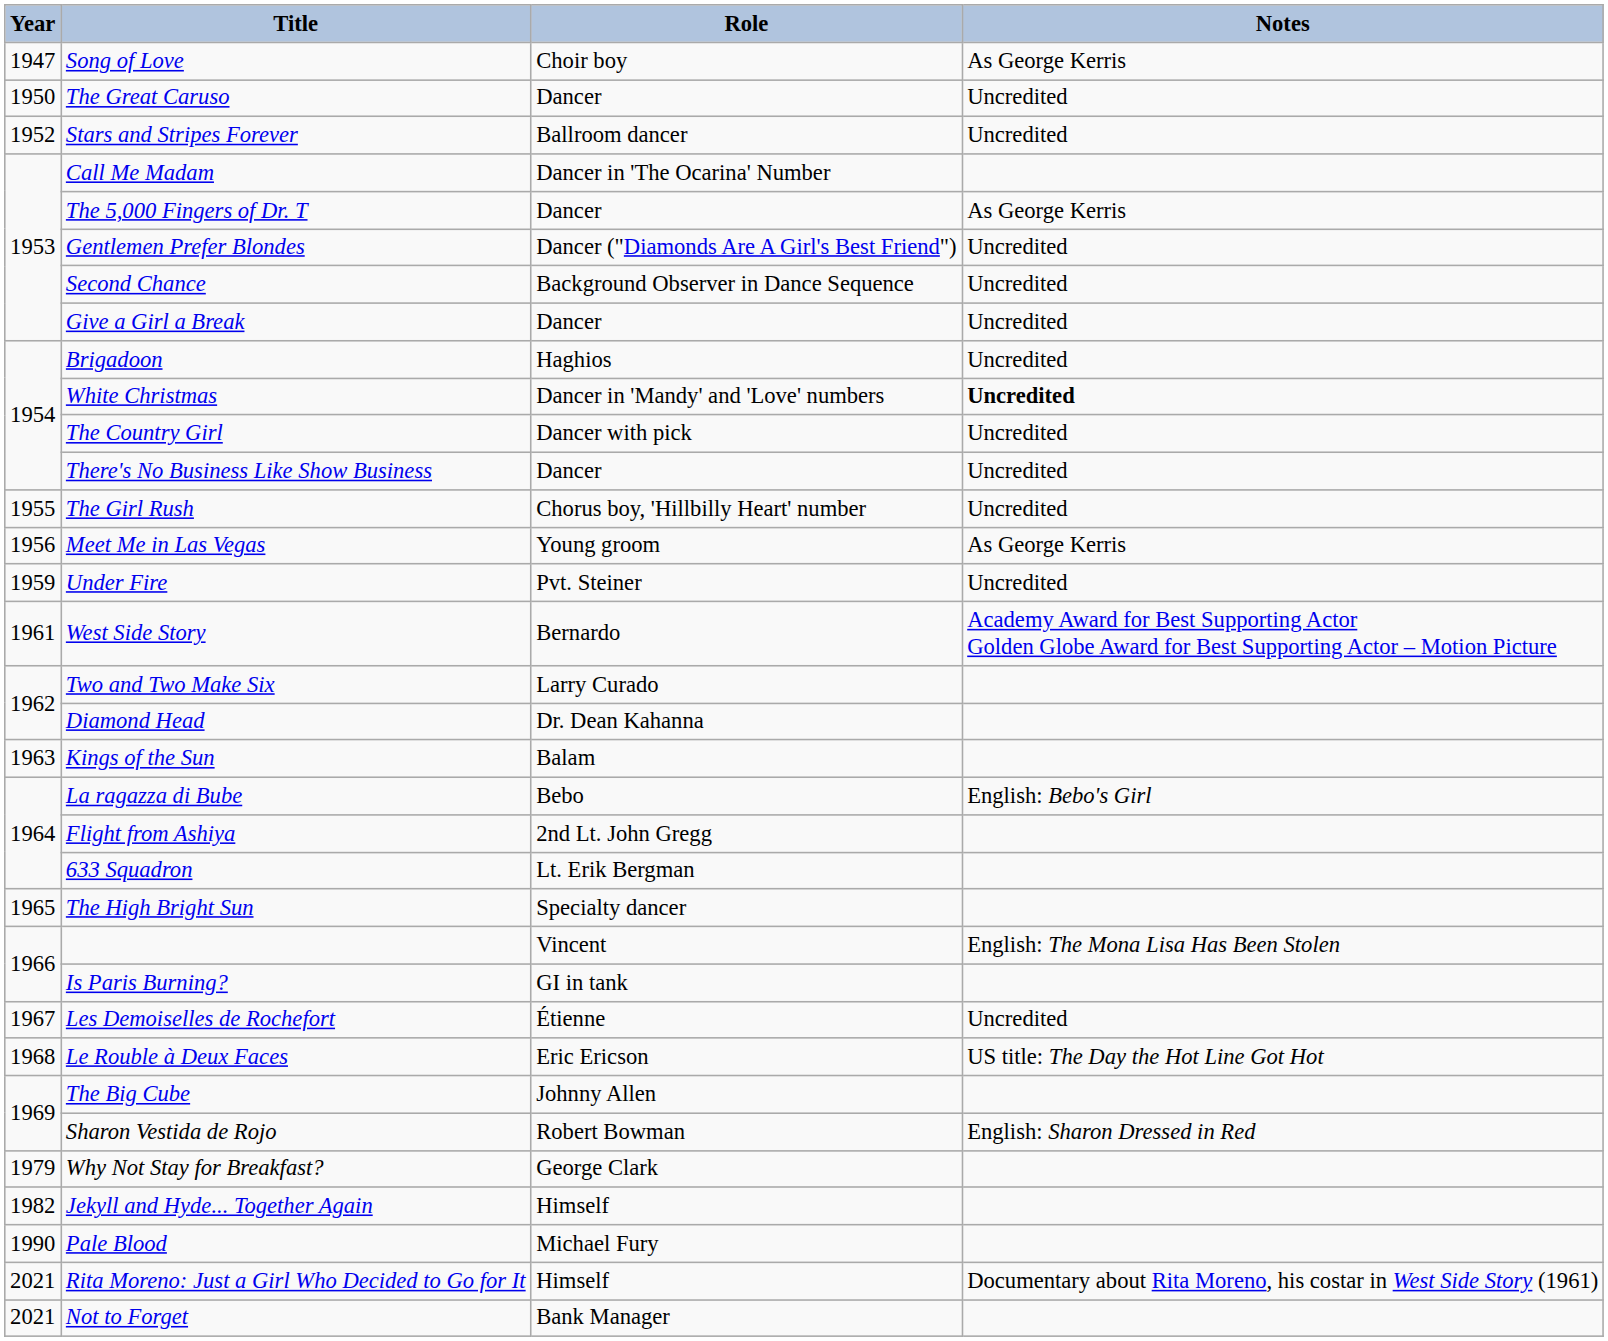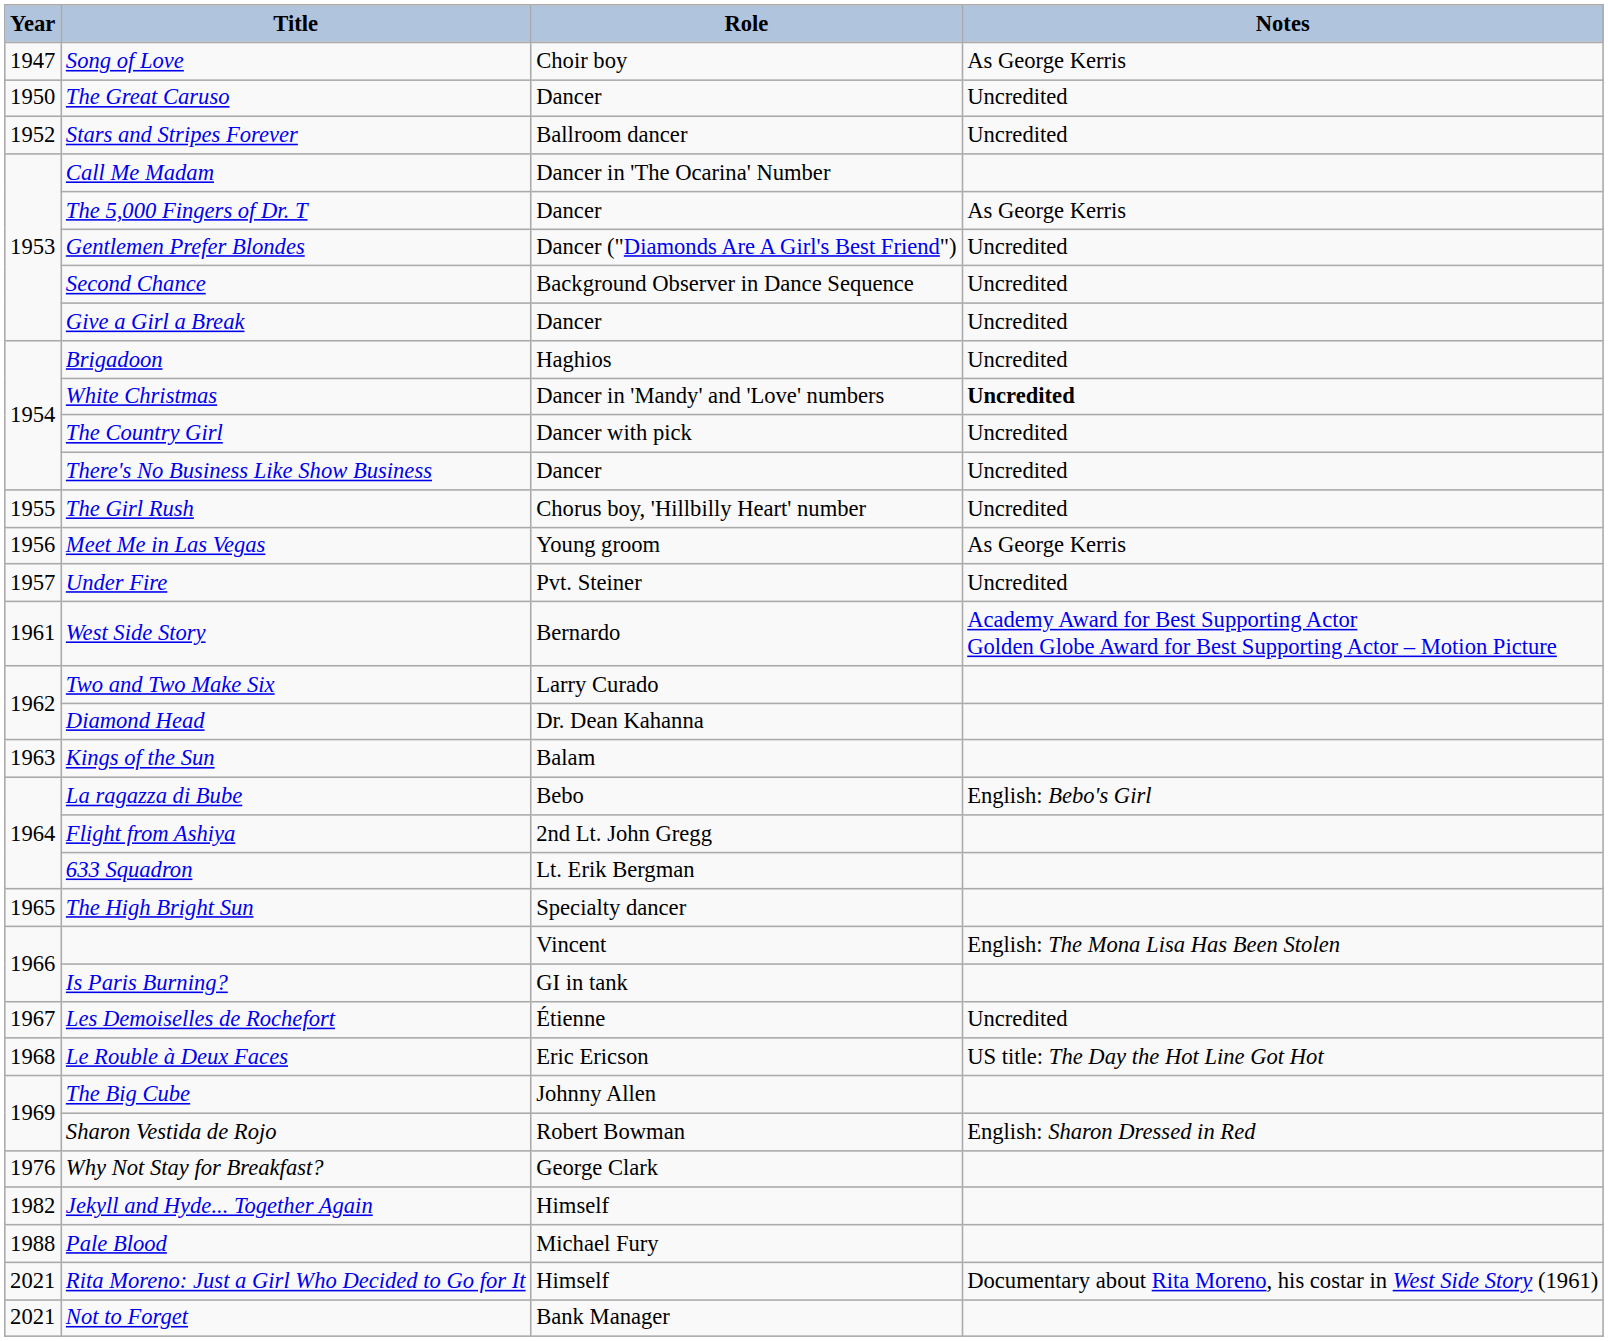(33, 582) 1959 -> (33, 582) 1957
(33, 1168) 1979 -> (33, 1168) 1976
(33, 1243) 1990 -> (33, 1243) 1988
